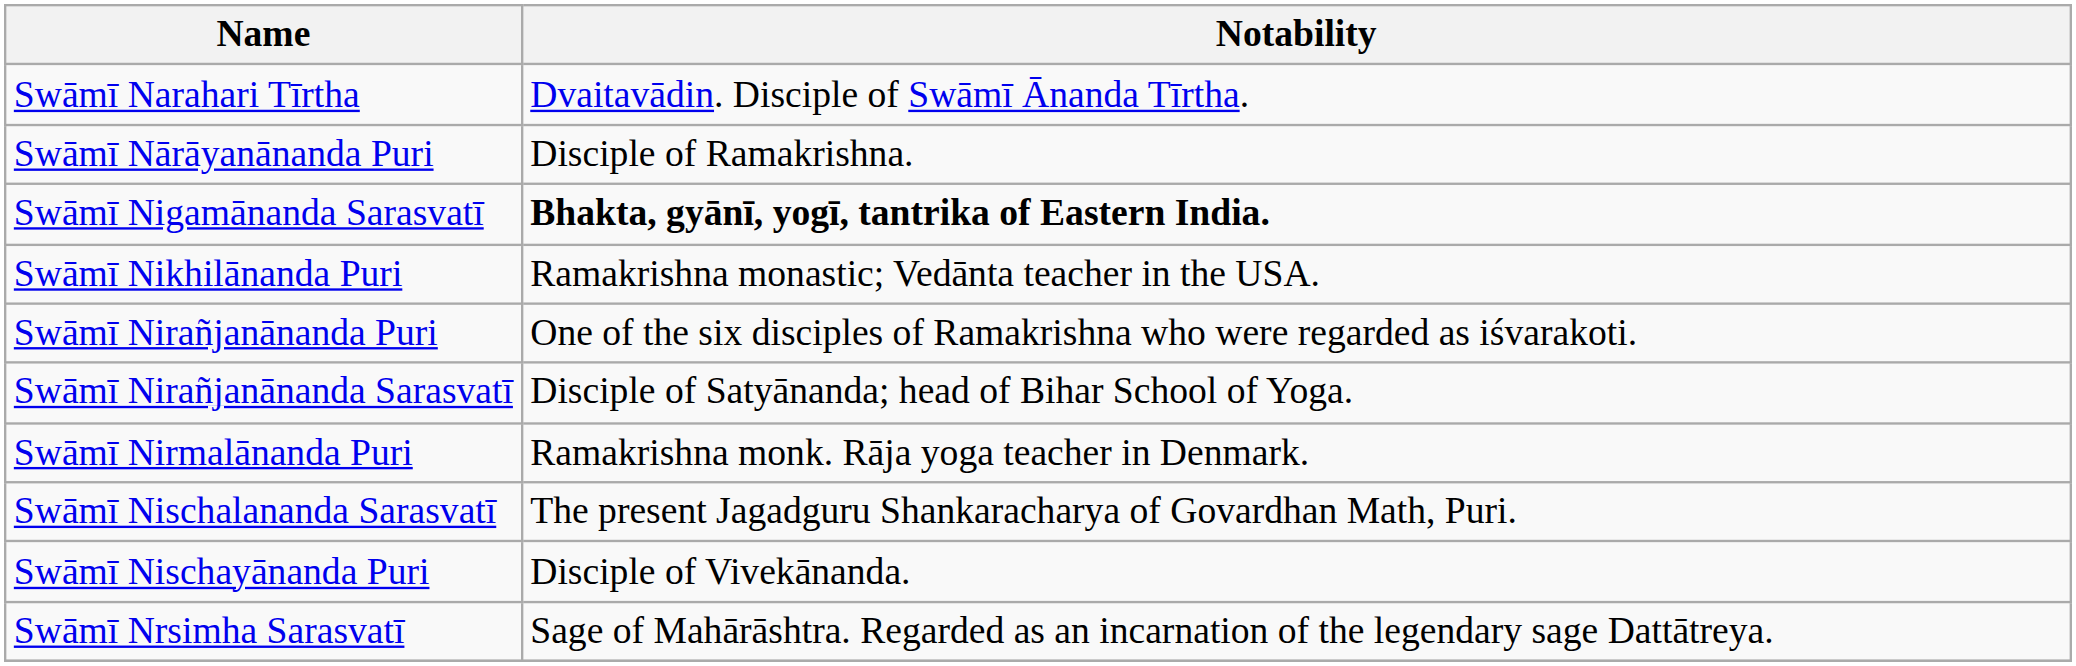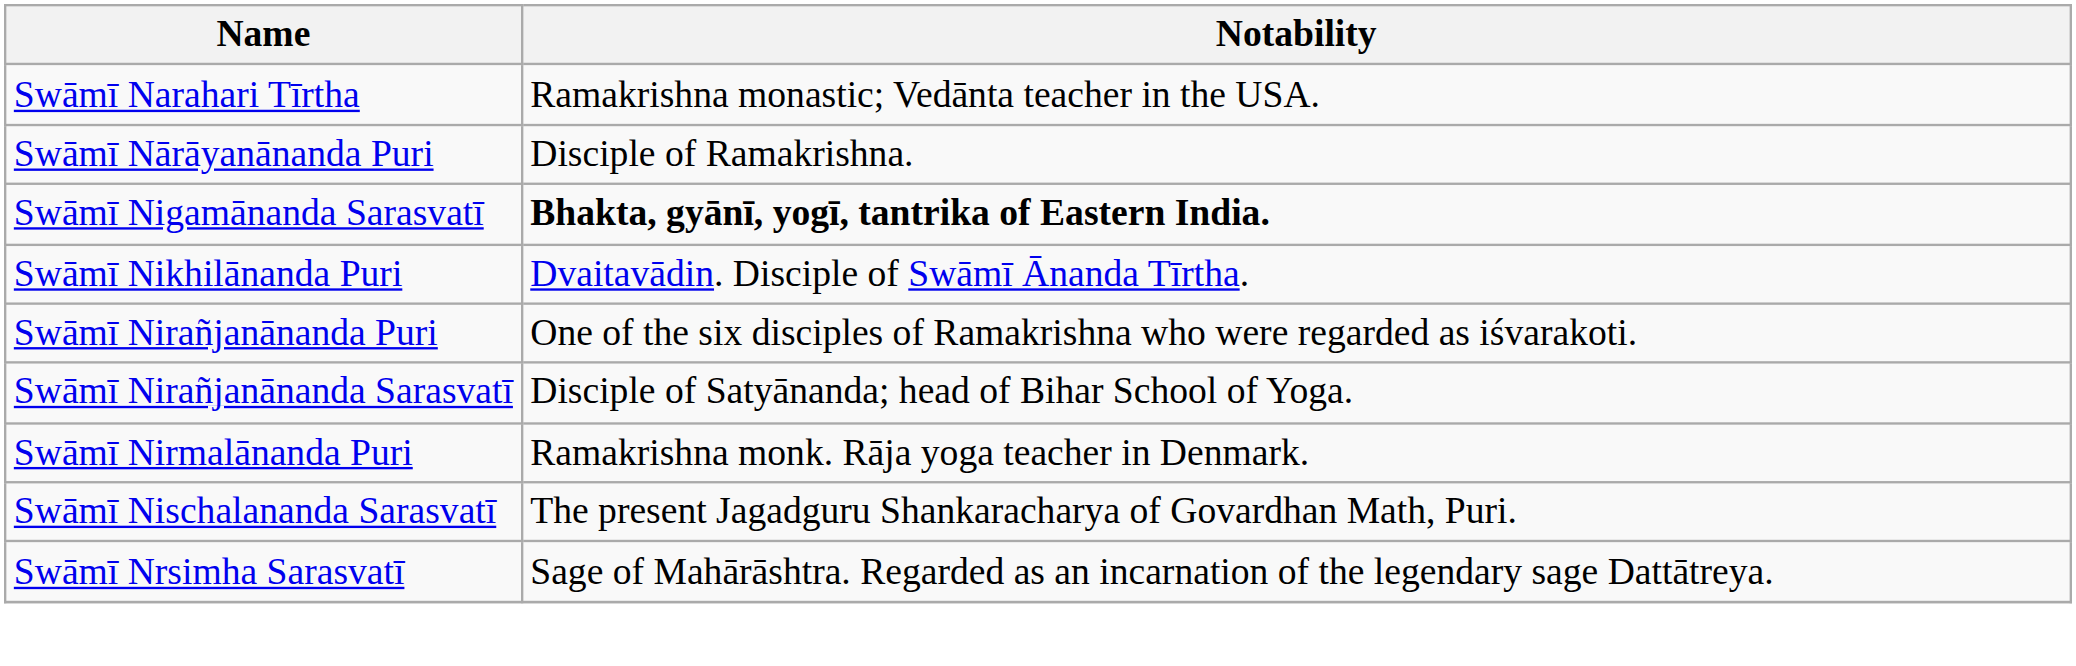(890, 93) Dvaitavādin. Disciple of Swāmī Ānanda Tīrtha. -> (925, 93) Ramakrishna monastic; Vedānta teacher in the USA.
(925, 272) Ramakrishna monastic; Vedānta teacher in the USA. -> (890, 272) Dvaitavādin. Disciple of Swāmī Ānanda Tīrtha.
- row: (222, 570)
